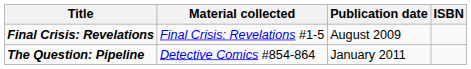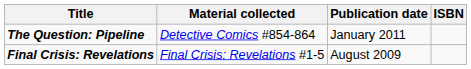rows swapped: (76, 54) <-> (81, 34)
